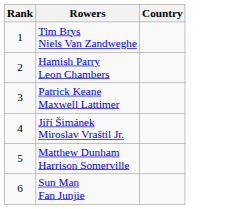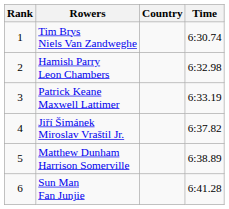+ column: (205, 13)
